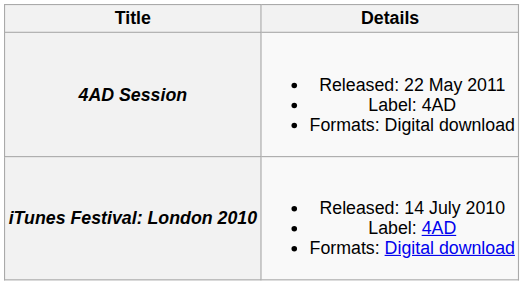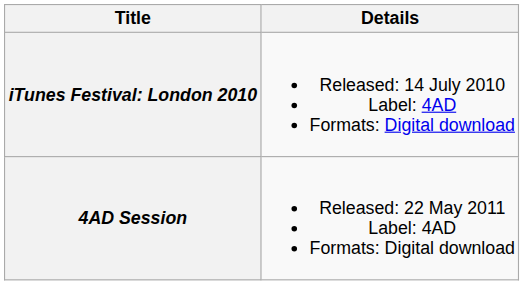rows swapped: (133, 218) <-> (133, 94)
